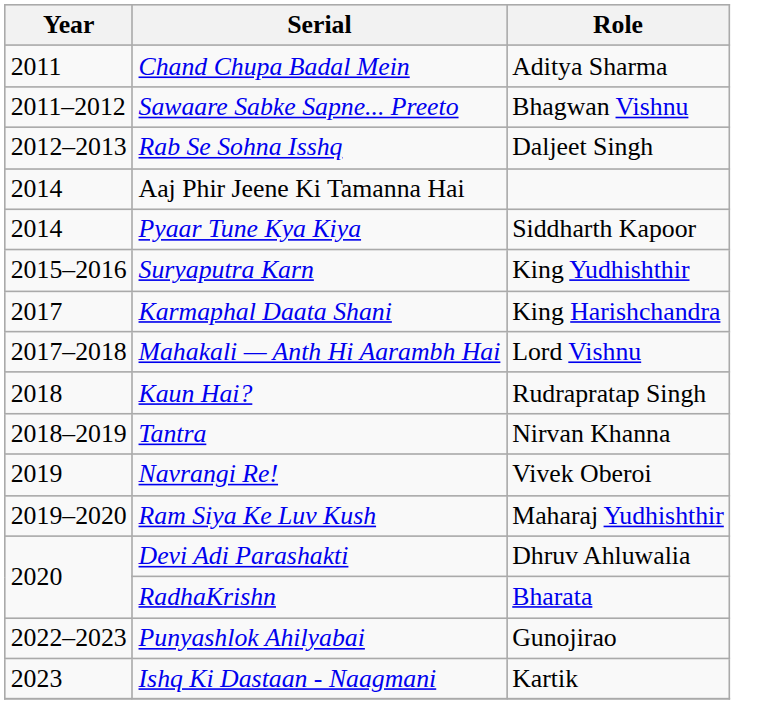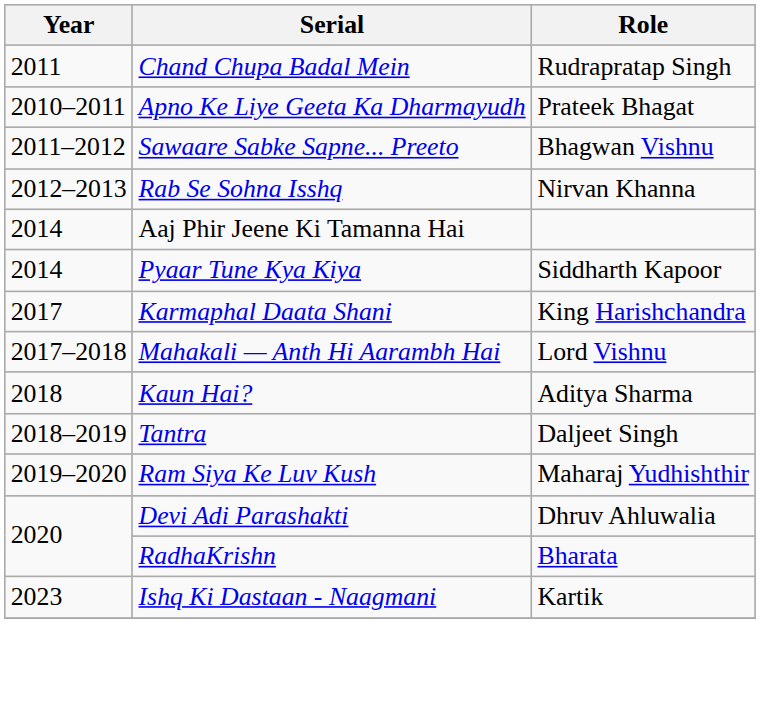(590, 65) Aditya Sharma -> (634, 65) Rudrapratap Singh
+ row: (332, 106)
(583, 147) Daljeet Singh -> (617, 188) Nirvan Khanna
- row: (226, 270)
(609, 392) Rudrapratap Singh -> (615, 392) Aditya Sharma
(591, 433) Nirvan Khanna -> (608, 433) Daljeet Singh
- row: (208, 474)
- row: (252, 637)
